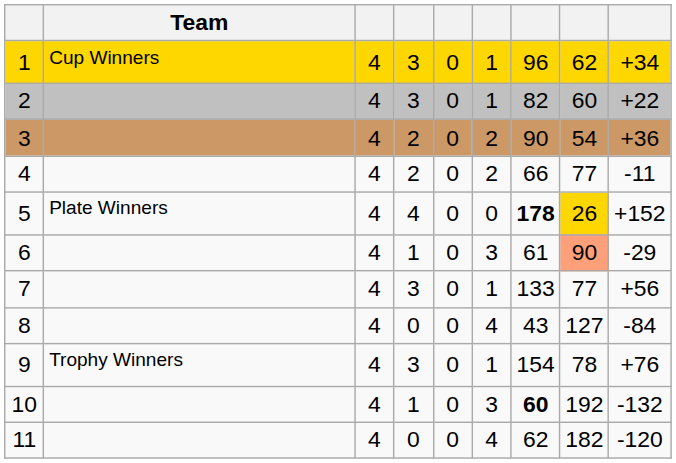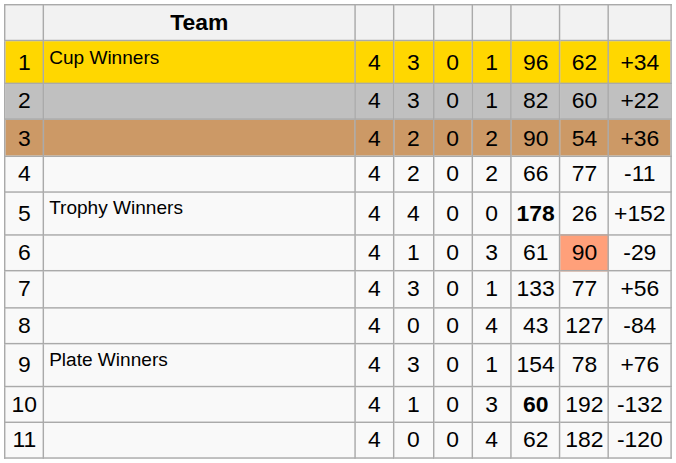(108, 208) Plate Winners -> (116, 208) Trophy Winners
(584, 213) gold background -> (584, 213) no background
(116, 360) Trophy Winners -> (108, 360) Plate Winners
